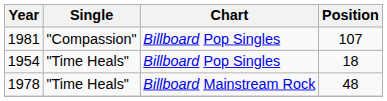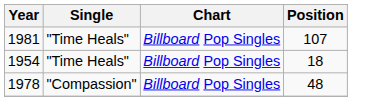(92, 38) "Compassion" -> (88, 38) "Time Heals"
(88, 84) "Time Heals" -> (92, 84) "Compassion"
(229, 84) Billboard Mainstream Rock -> (212, 84) Billboard Pop Singles
